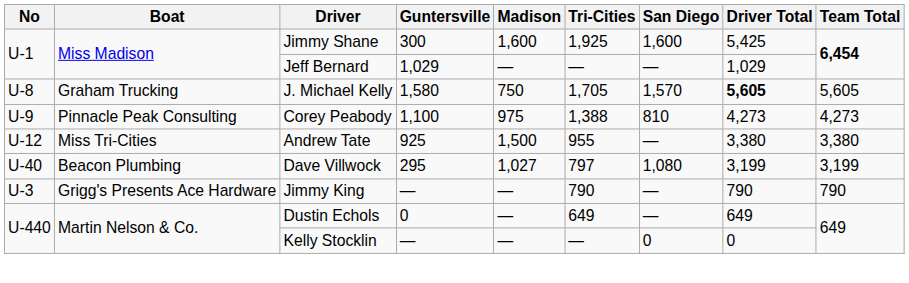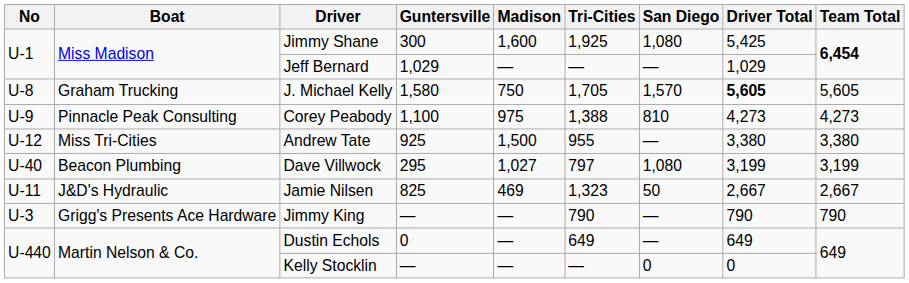(662, 41) 1,600 -> (662, 41) 1,080
+ row: (328, 191)
